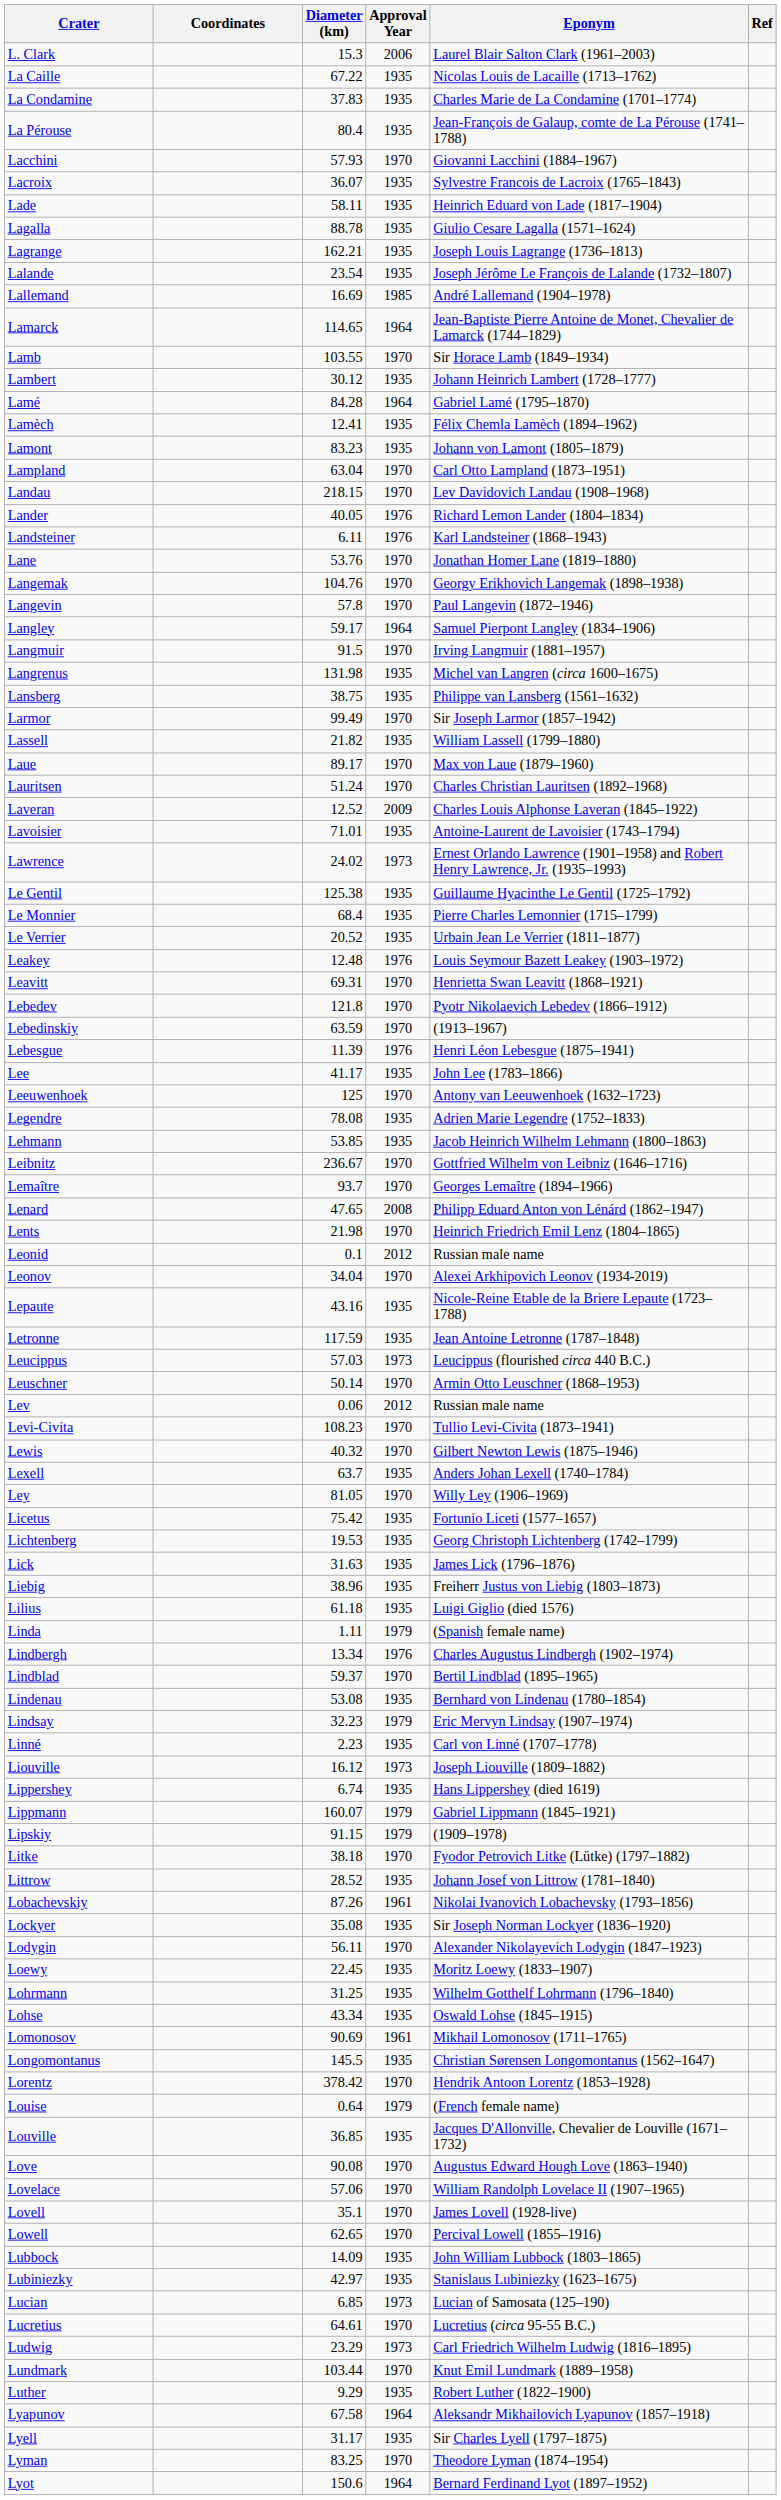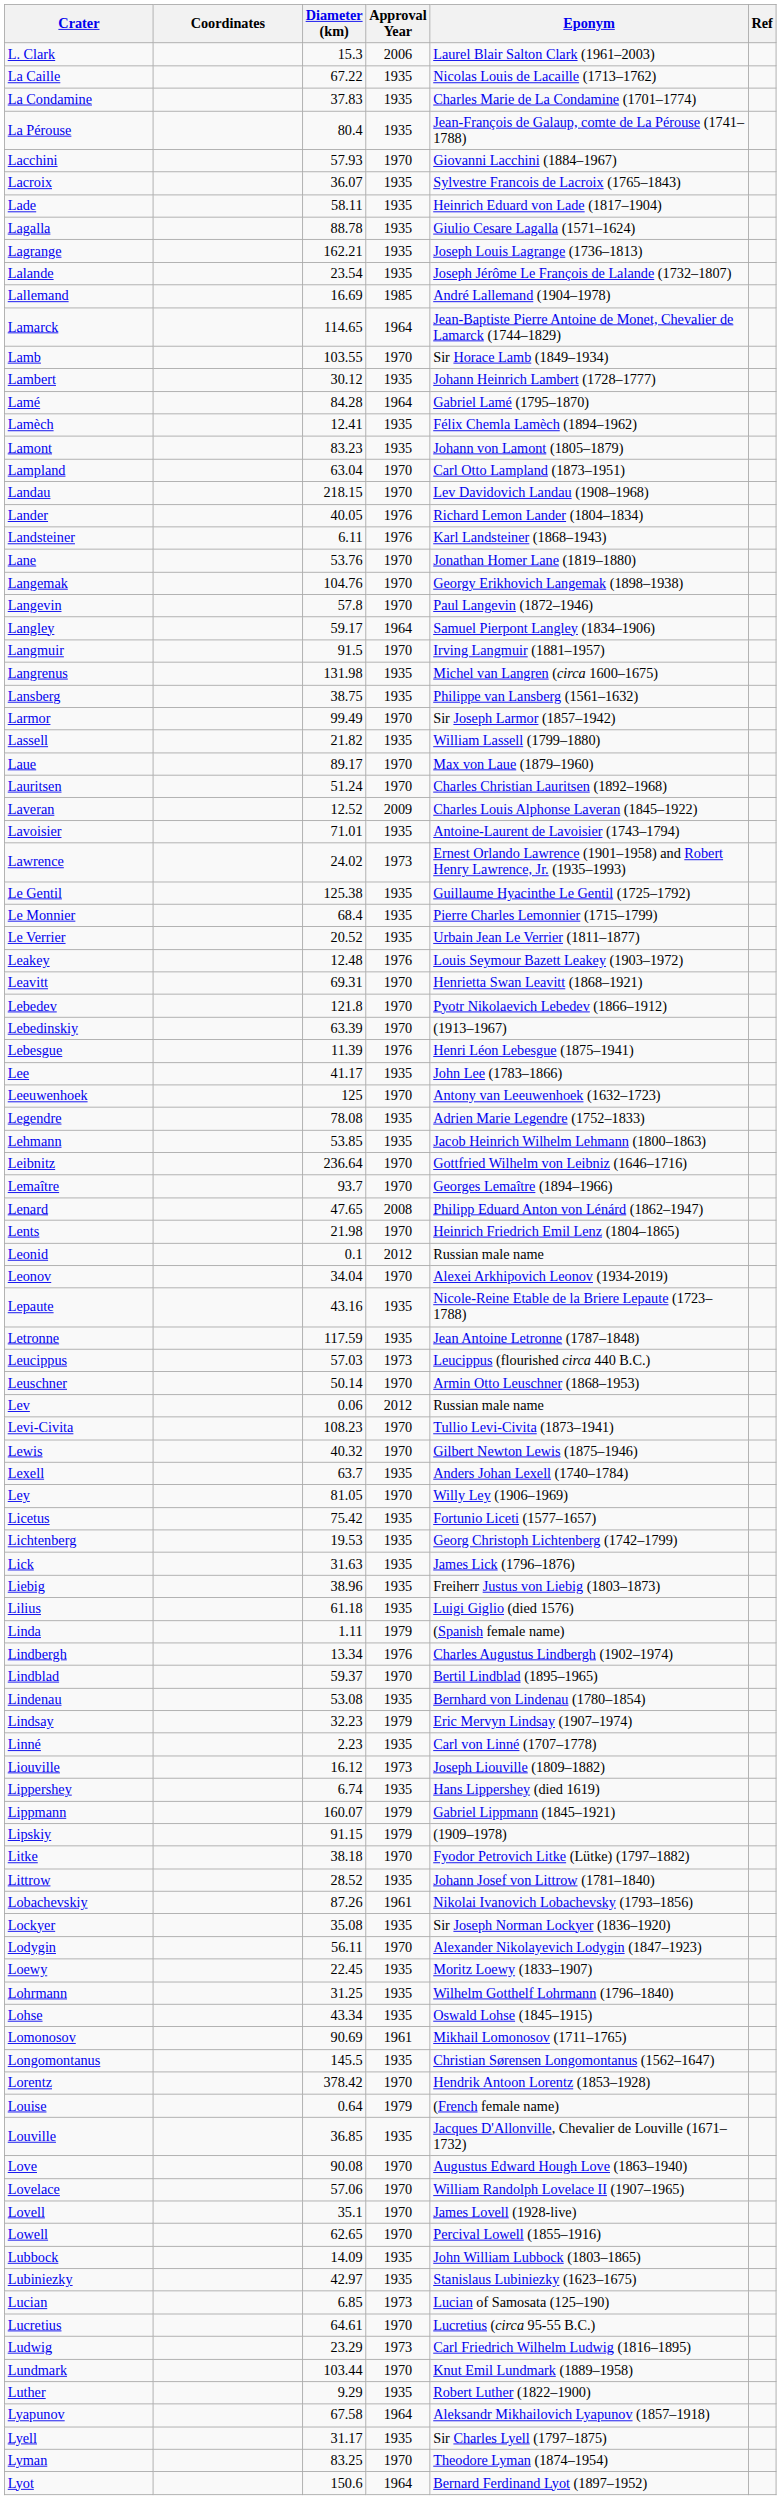(347, 1028) 63.59 -> (347, 1028) 63.39
(343, 1163) 236.67 -> (343, 1163) 236.64
